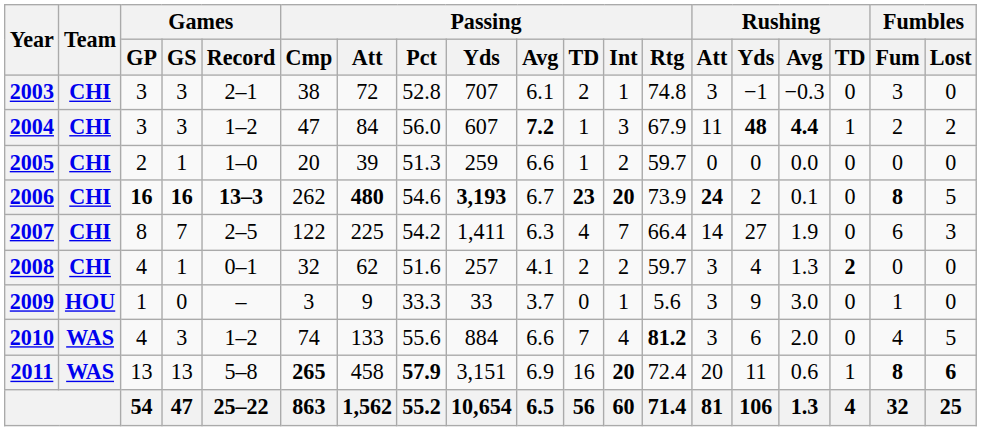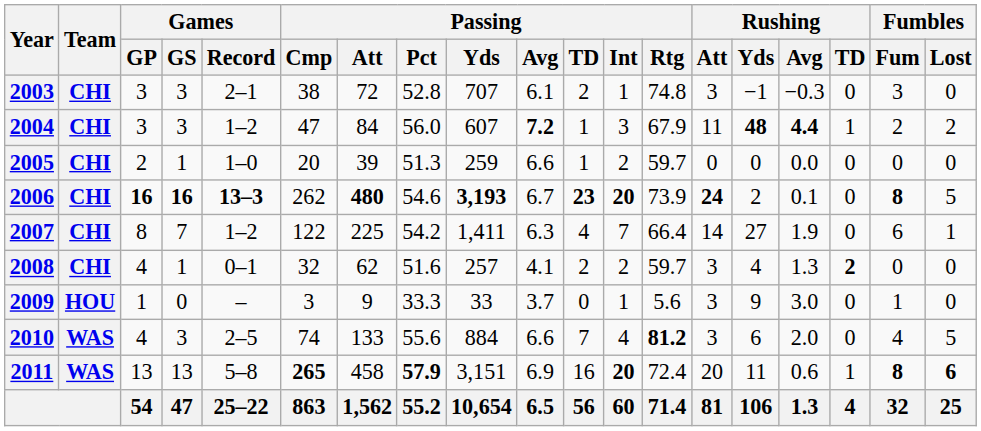(241, 232) 2–5 -> (241, 232) 1–2
(951, 232) 3 -> (951, 232) 1
(241, 337) 1–2 -> (241, 337) 2–5
